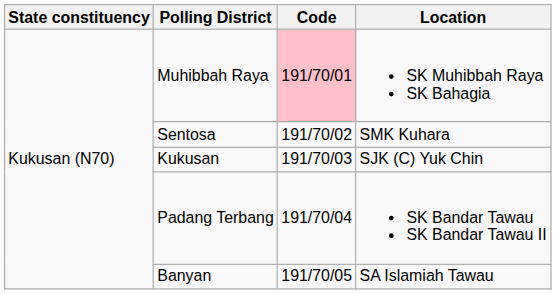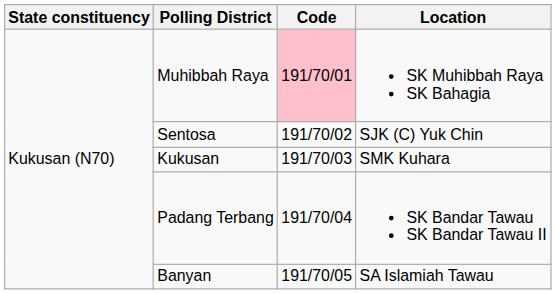(405, 134) SMK Kuhara -> (421, 134) SJK (C) Yuk Chin
(421, 159) SJK (C) Yuk Chin -> (405, 159) SMK Kuhara
